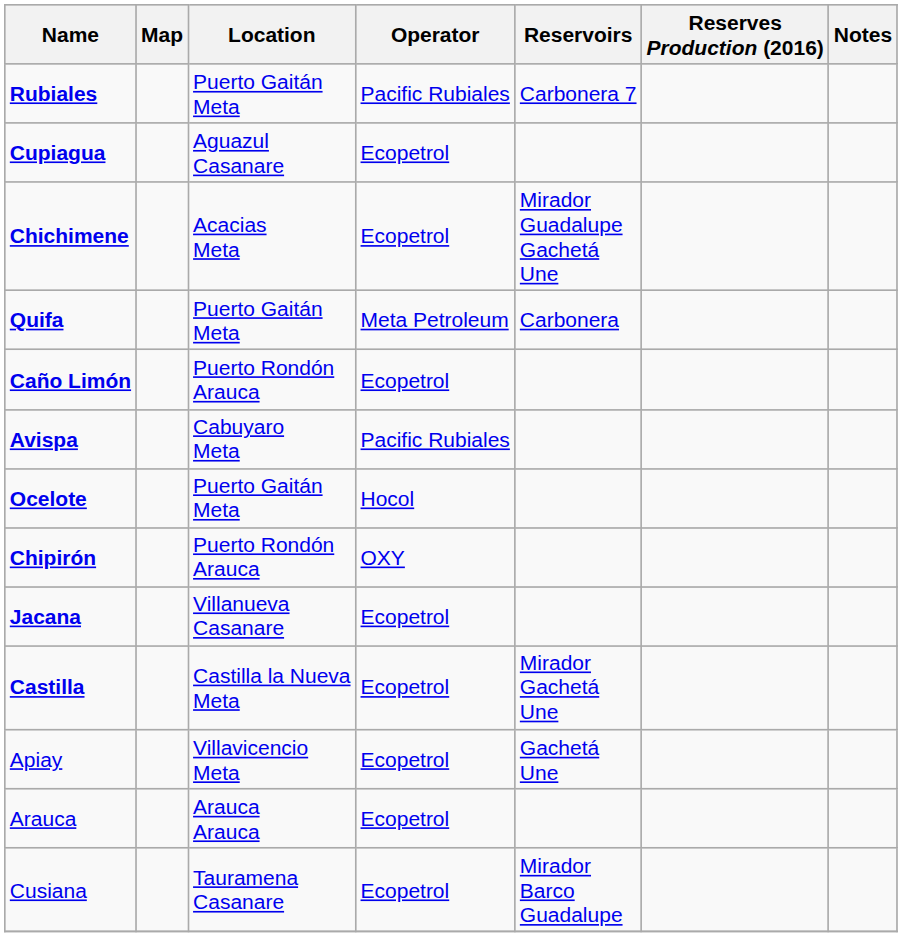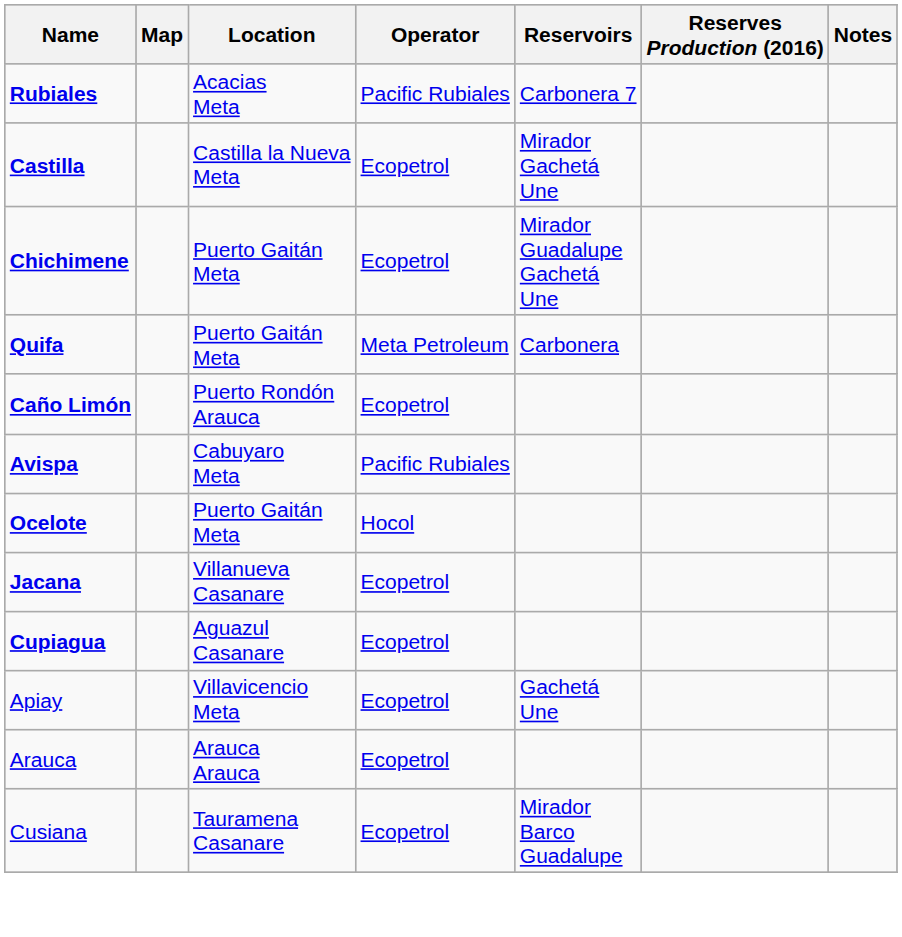(258, 93) Puerto Gaitán Meta -> (230, 93) Acacias Meta
rows swapped: (47, 688) <-> (58, 153)
(230, 236) Acacias Meta -> (258, 261) Puerto Gaitán Meta
- row: (53, 557)
